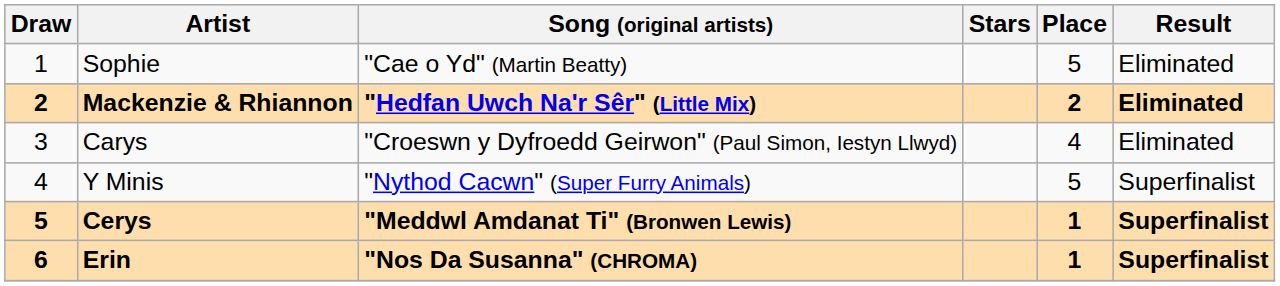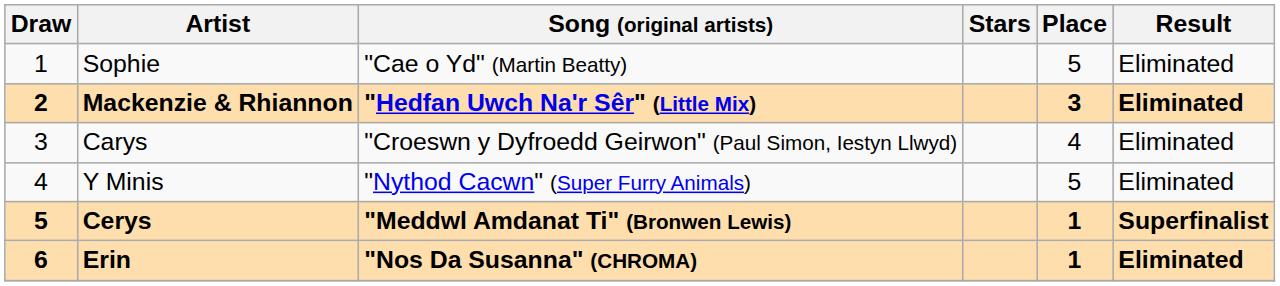(1075, 102) 2 -> (1075, 102) 3
(1187, 181) Superfinalist -> (1176, 181) Eliminated
(1193, 260) Superfinalist -> (1181, 260) Eliminated
